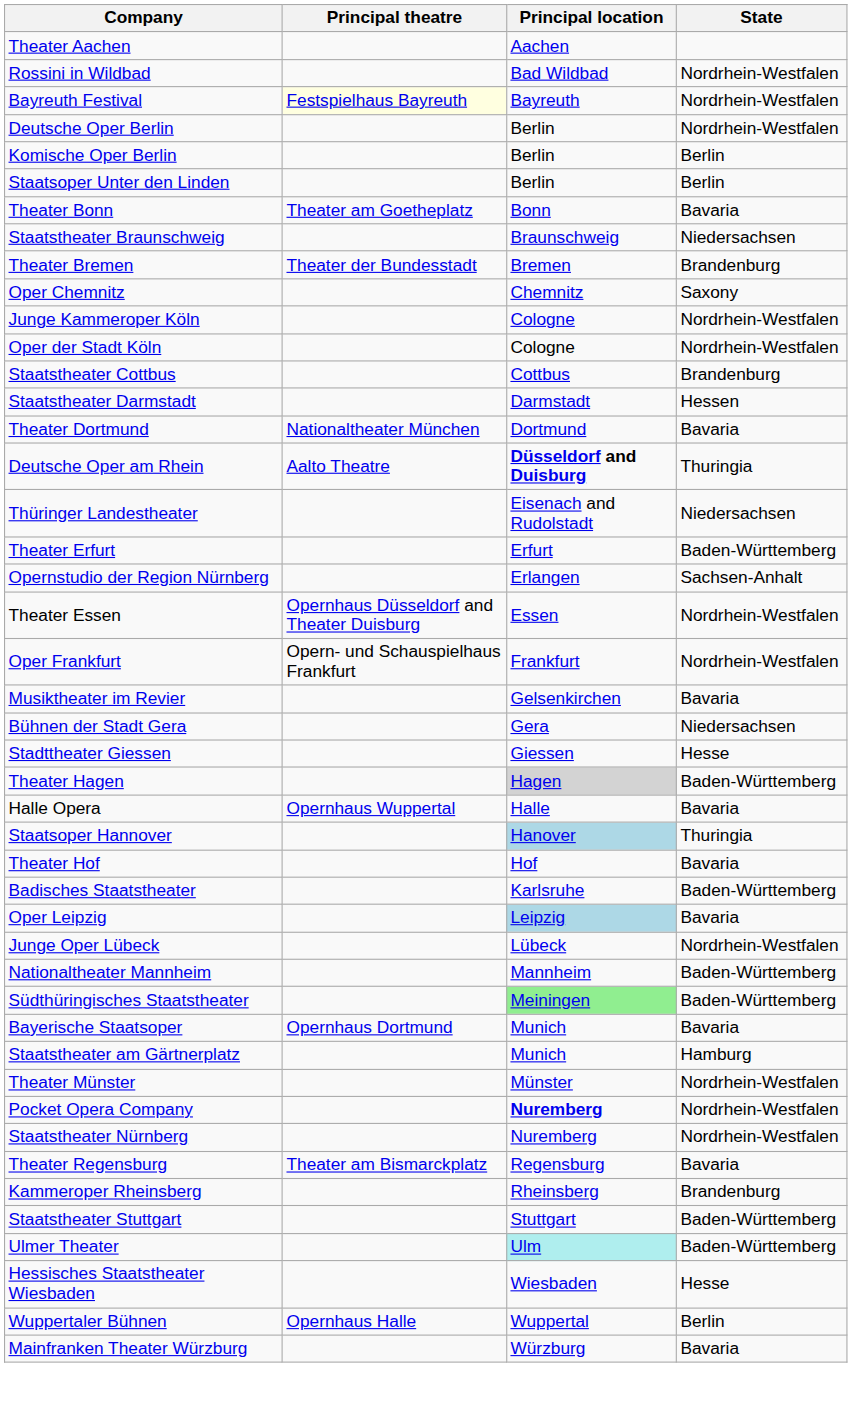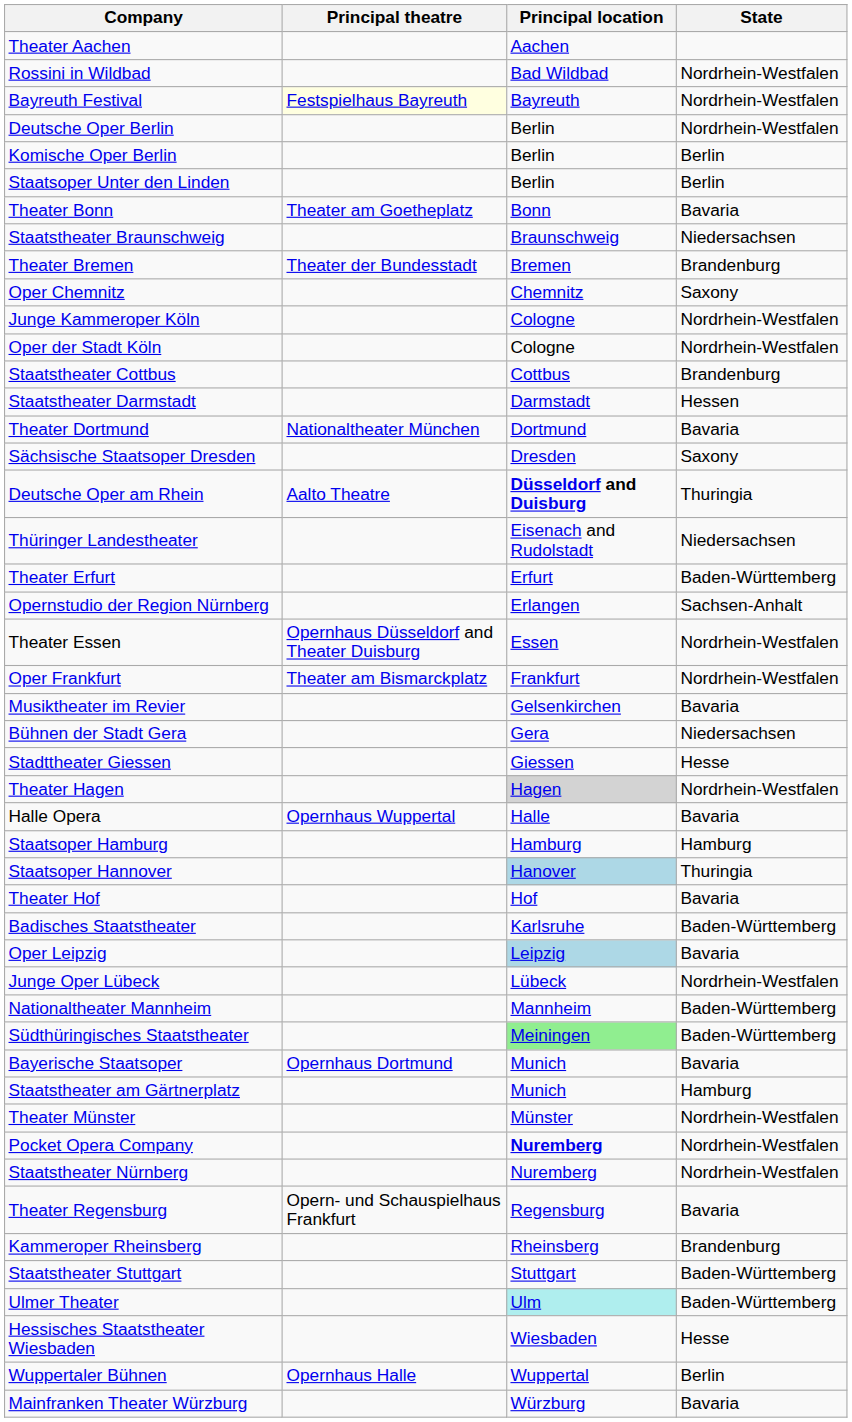+ row: (132, 456)
(394, 661) Opern- und Schauspielhaus Frankfurt -> (387, 679) Theater am Bismarckplatz
(758, 781) Baden-Württemberg -> (759, 789) Nordrhein-Westfalen
+ row: (88, 843)
(387, 1164) Theater am Bismarckplatz -> (394, 1209) Opern- und Schauspielhaus Frankfurt
